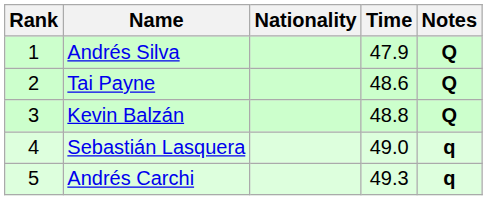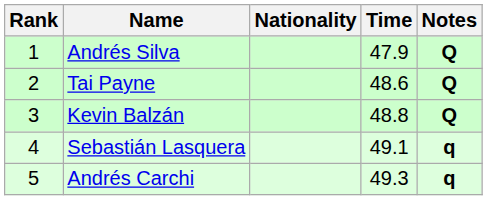(389, 147) 49.0 -> (389, 147) 49.1
